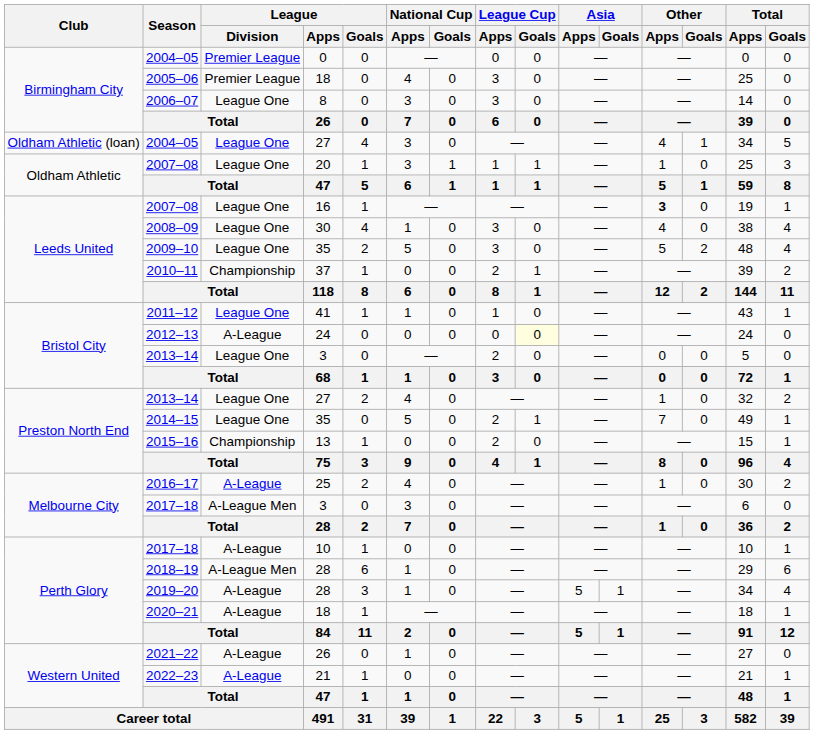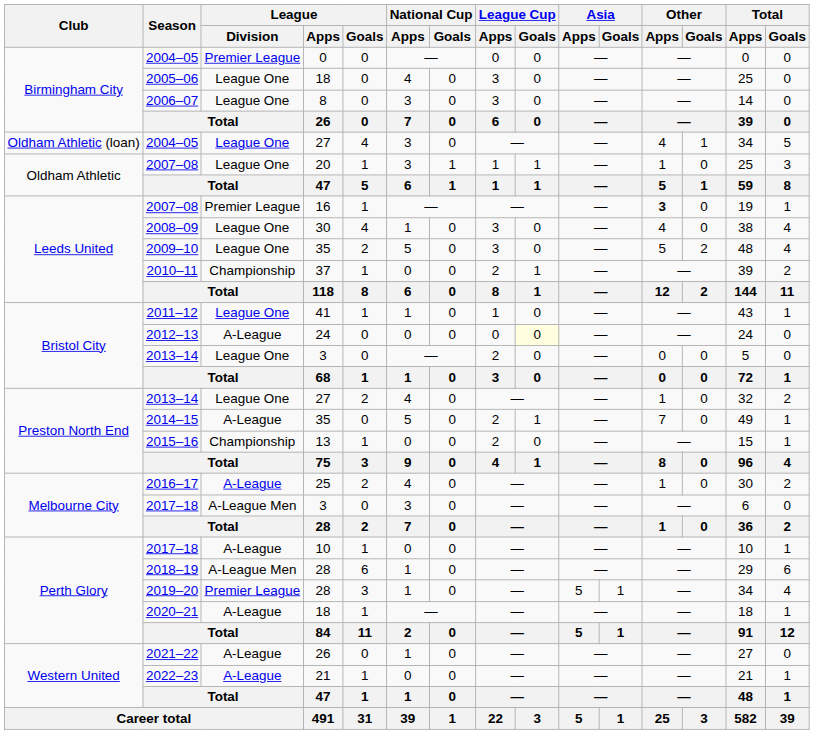(252, 79) Premier League -> (252, 79) League One
(252, 206) League One -> (252, 206) Premier League
(252, 420) League One -> (252, 420) A-League
(252, 590) A-League -> (252, 590) Premier League
